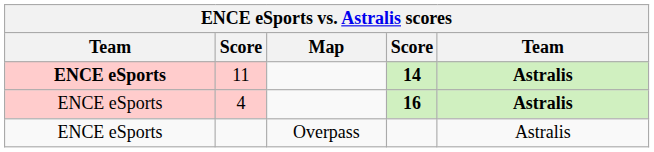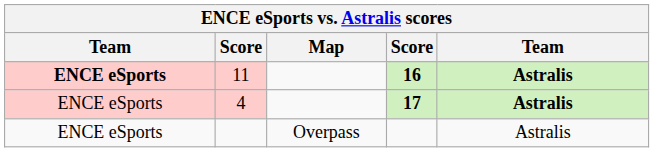(412, 75) 14 -> (412, 75) 16
(412, 103) 16 -> (412, 103) 17
